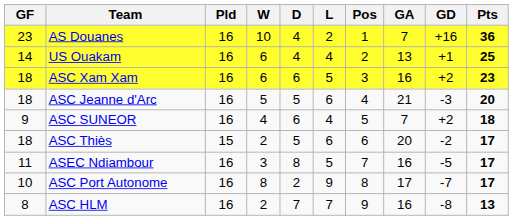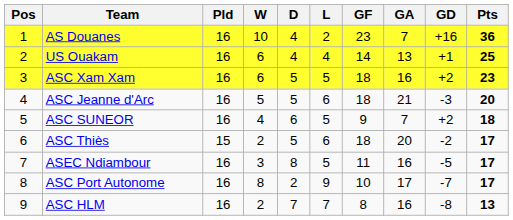columns swapped: (365, 15) <-> (25, 15)
(297, 78) 6 -> (294, 78) 5
(329, 120) 4 -> (326, 120) 5
